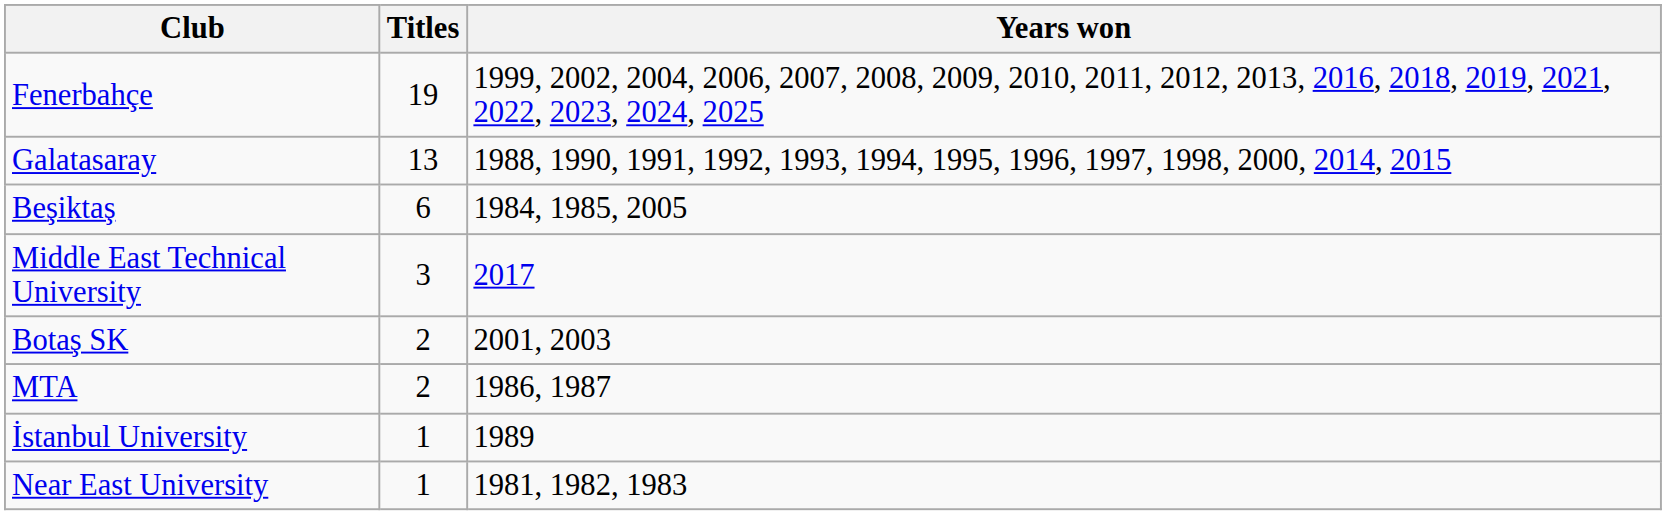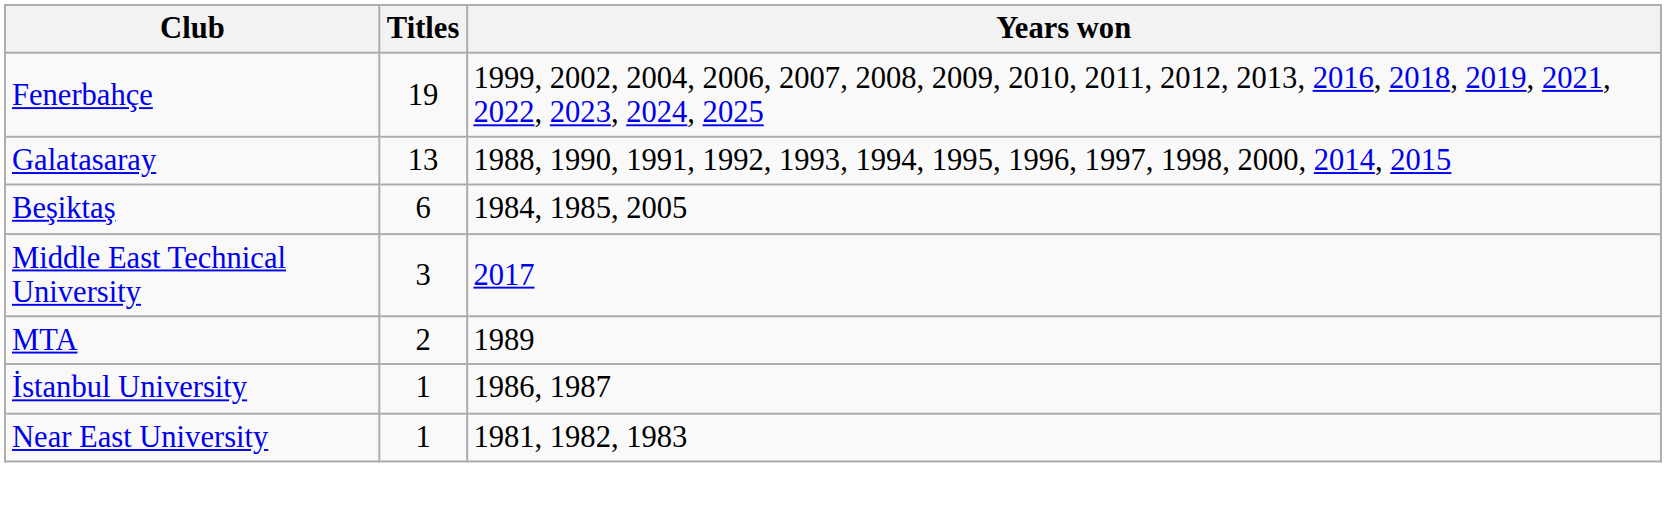- row: (70, 339)
(542, 388) 1986, 1987 -> (504, 339) 1989
(504, 436) 1989 -> (542, 388) 1986, 1987
